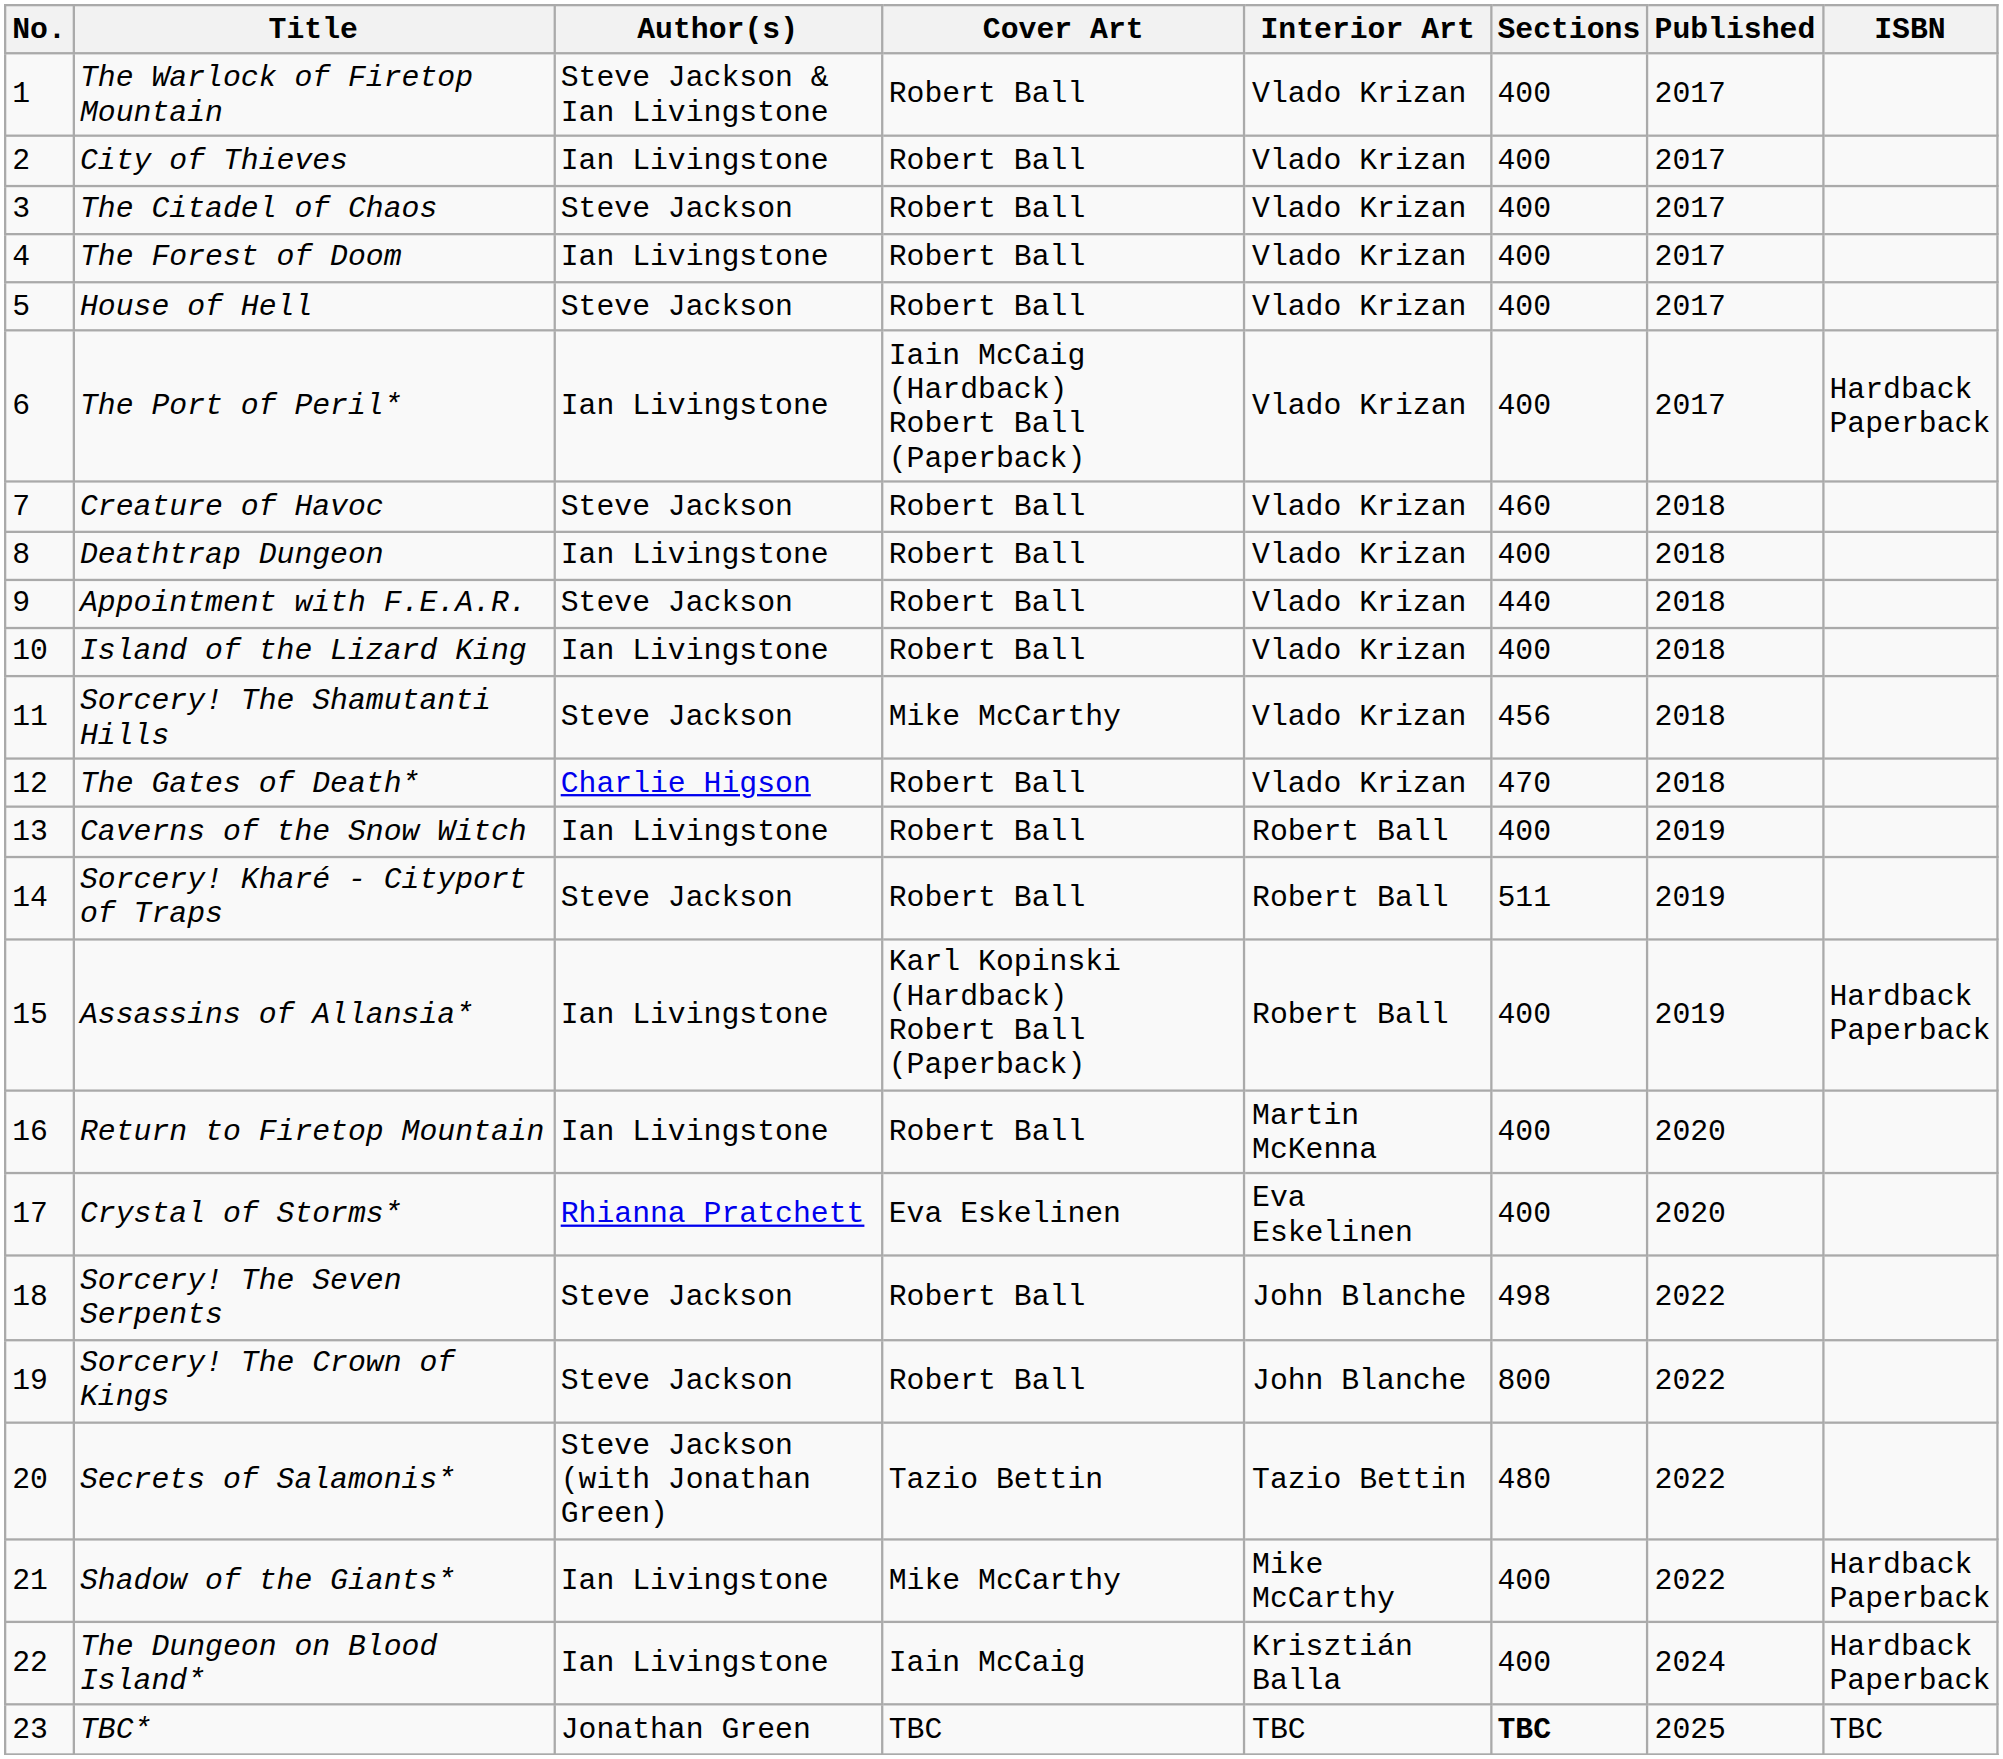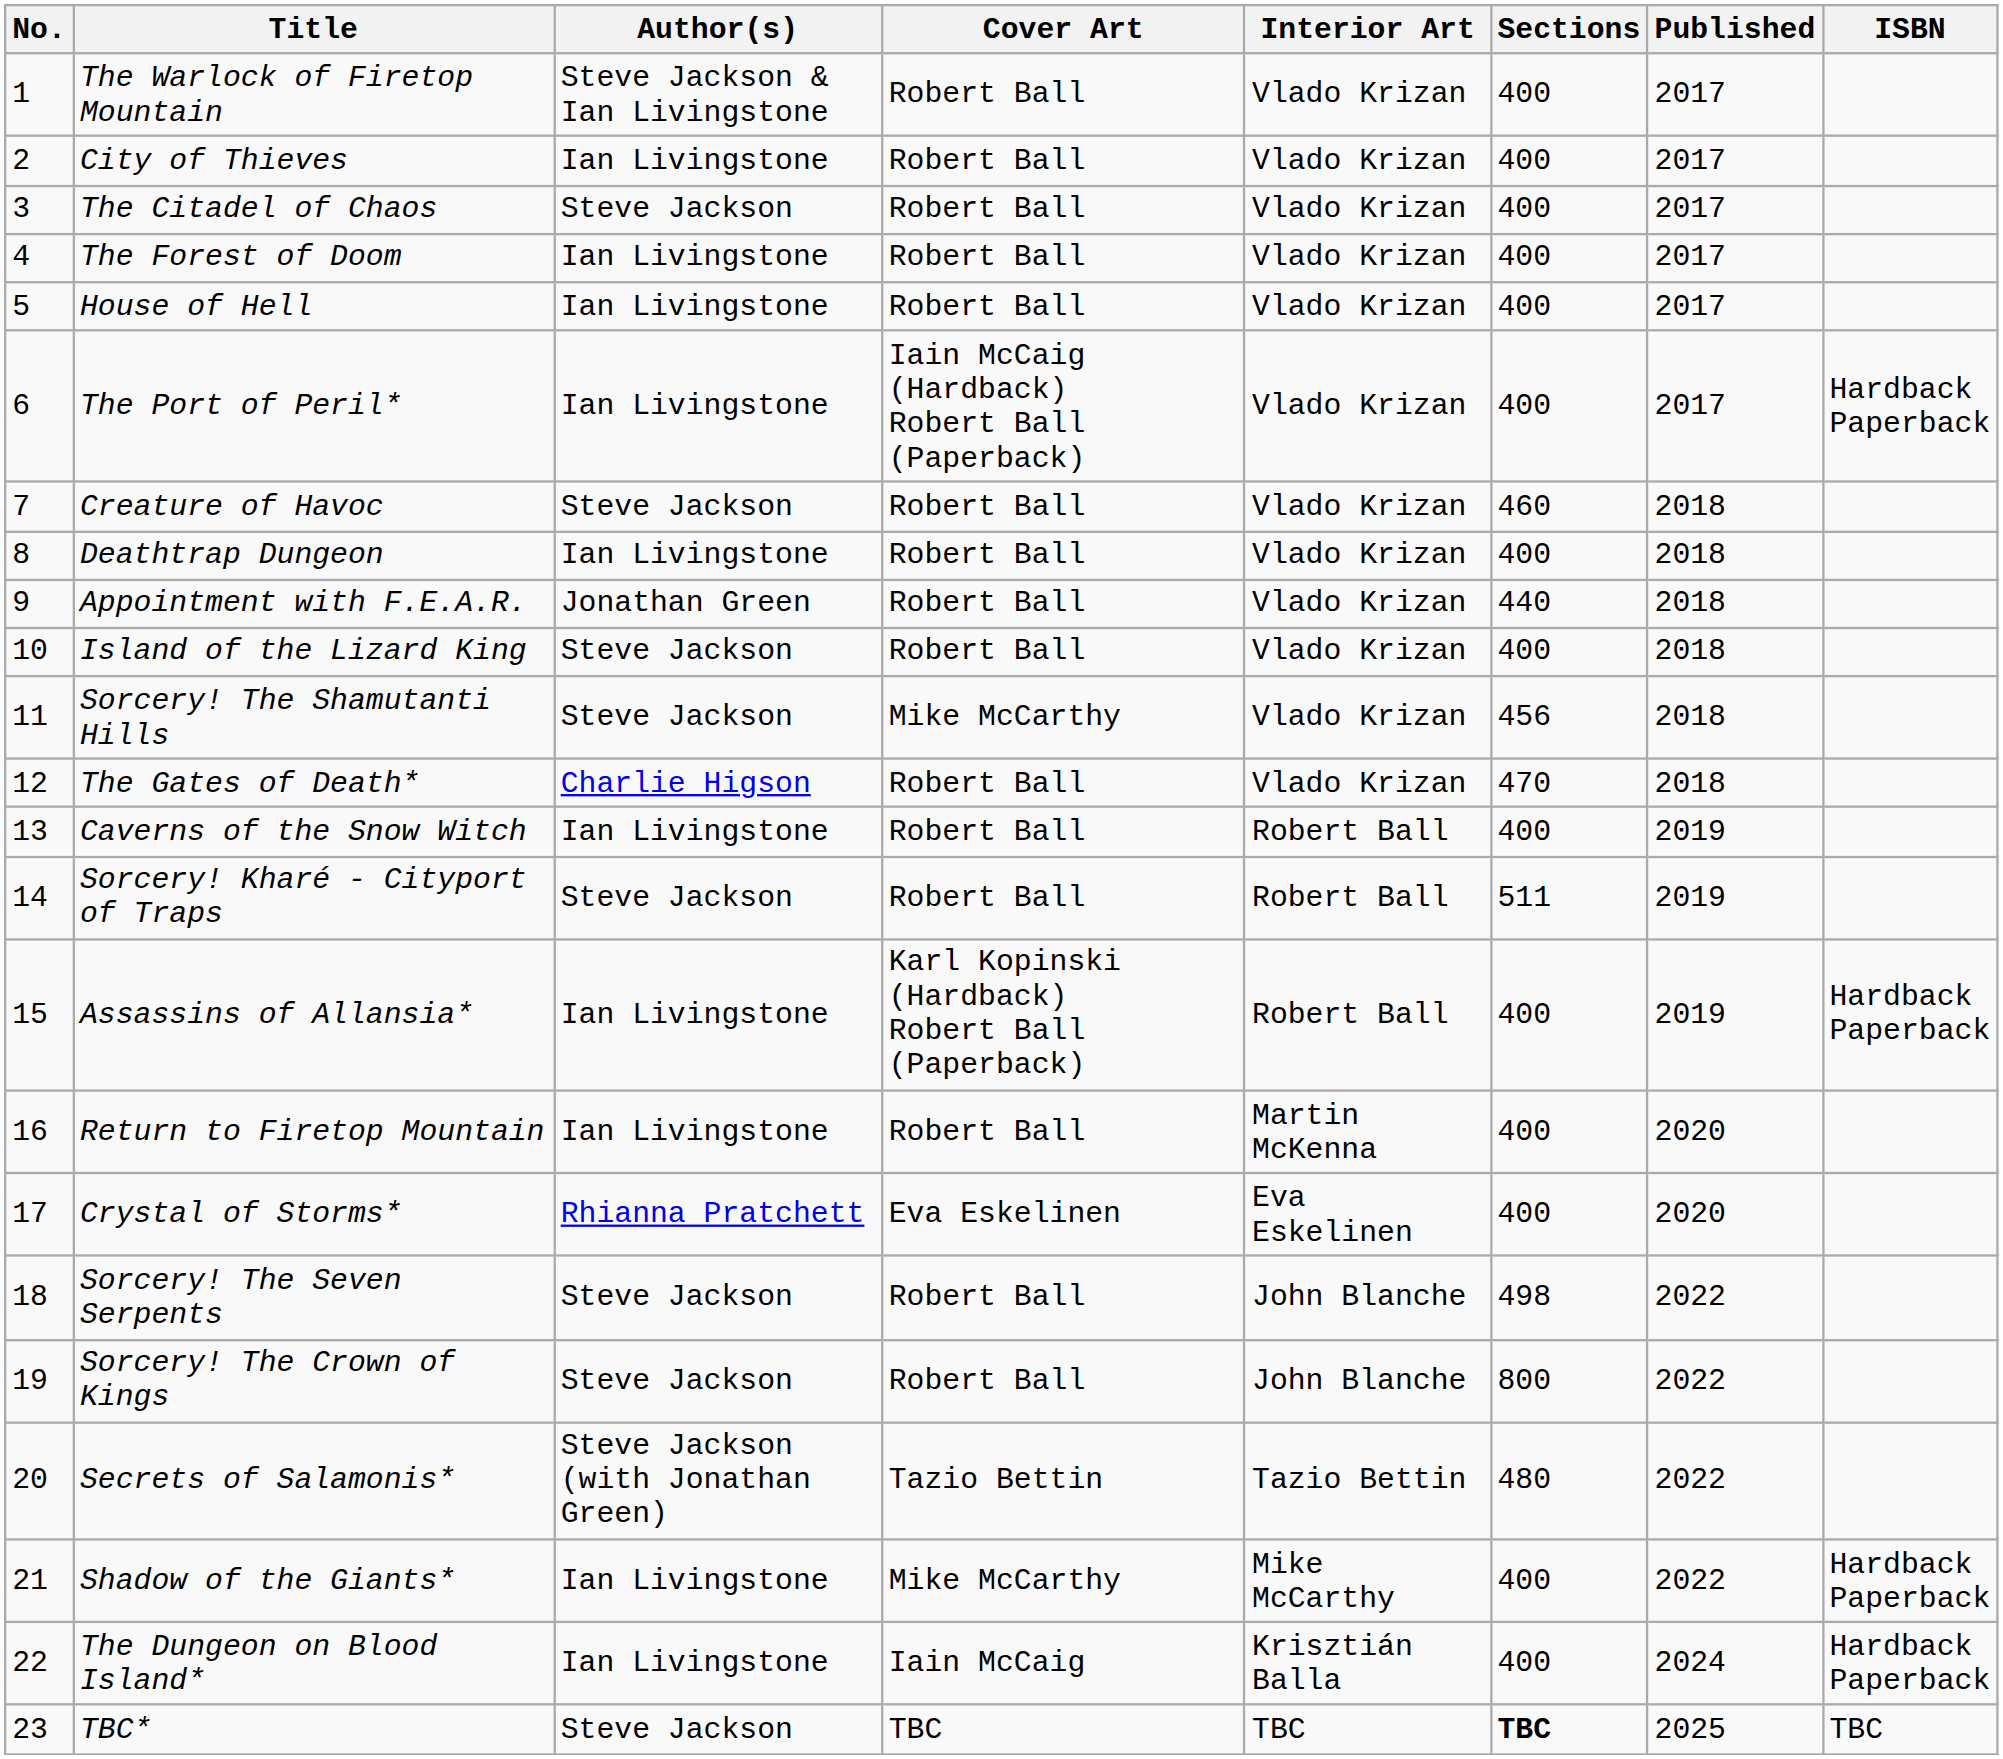(677, 306) Steve Jackson -> (695, 306) Ian Livingstone
(677, 603) Steve Jackson -> (686, 603) Jonathan Green
(695, 652) Ian Livingstone -> (677, 652) Steve Jackson
(686, 1729) Jonathan Green -> (677, 1729) Steve Jackson
